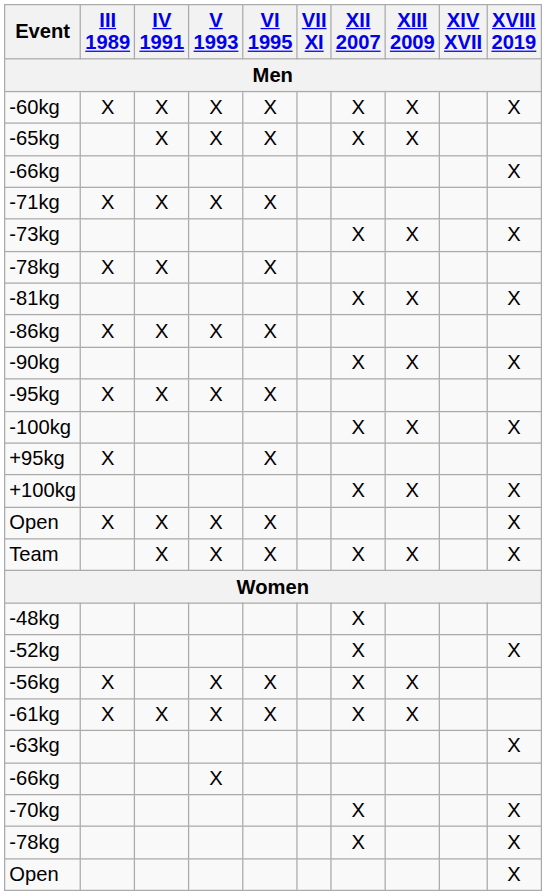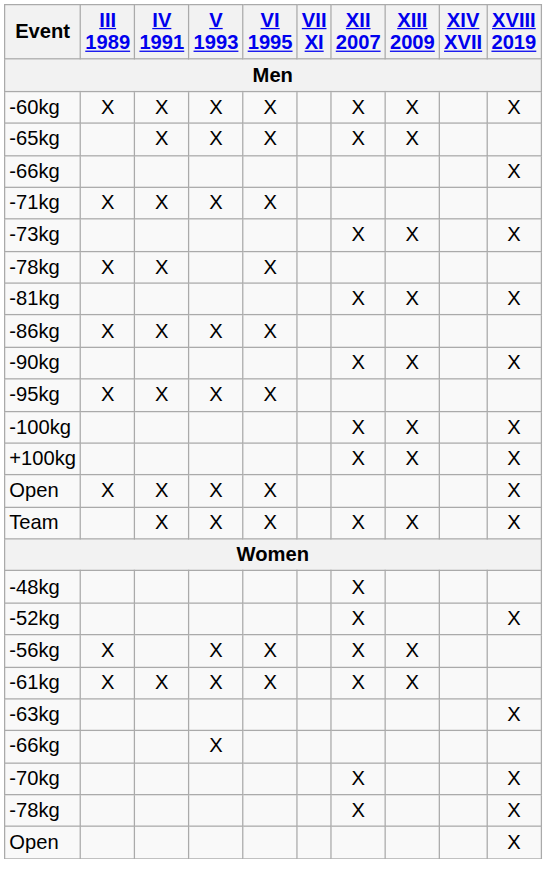- row: (37, 458)
